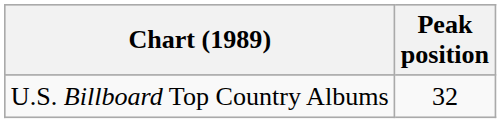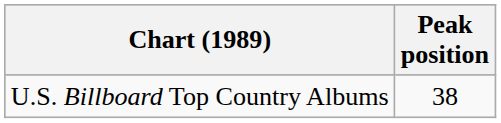(445, 95) 32 -> (445, 95) 38
